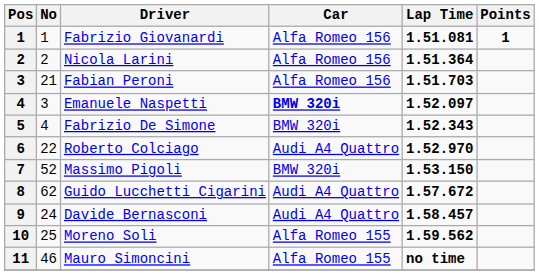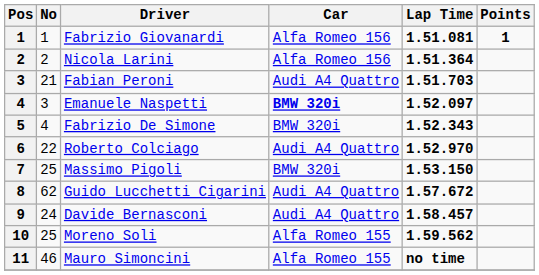(332, 82) Alfa Romeo 156 -> (336, 82) Audi A4 Quattro
(49, 170) 52 -> (49, 170) 25
